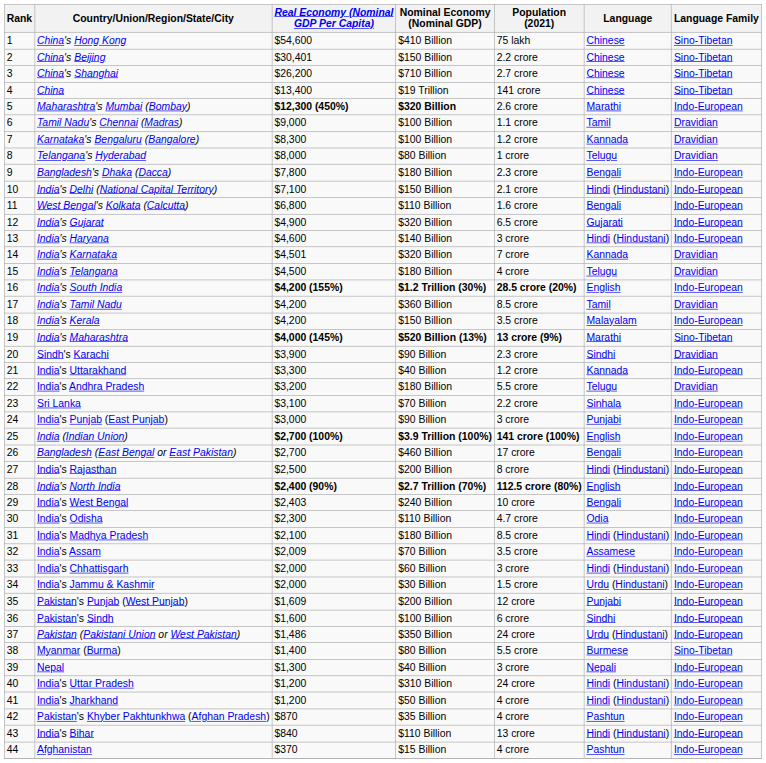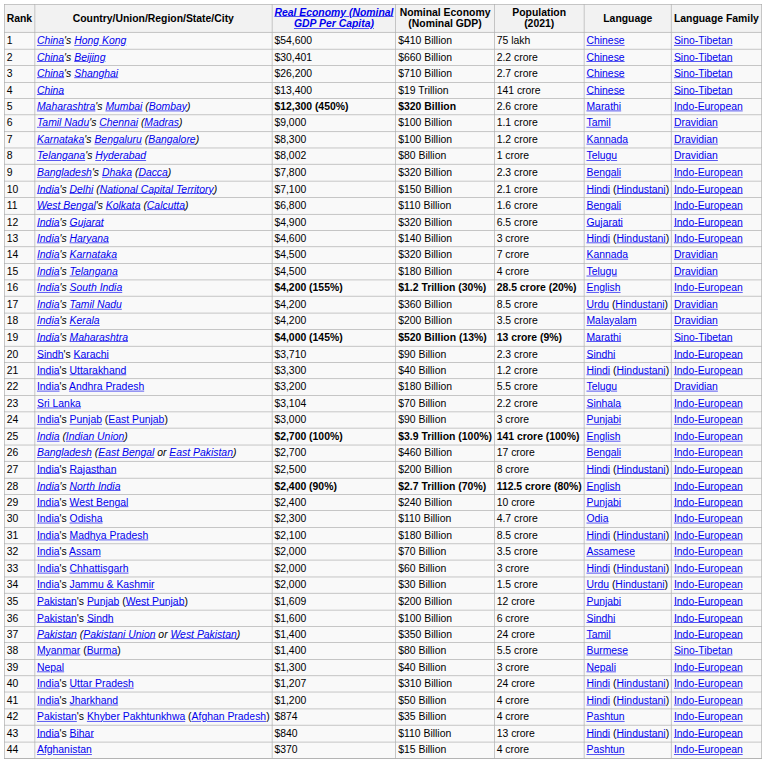(425, 57) $150 Billion -> (425, 57) $660 Billion
(290, 156) $8,000 -> (290, 156) $8,002
(425, 172) $180 Billion -> (425, 172) $320 Billion
(290, 255) $4,501 -> (290, 255) $4,500
(599, 304) Tamil -> (627, 304) Urdu (Hindustani)
(425, 321) $150 Billion -> (425, 321) $200 Billion
(708, 321) Indo-European -> (696, 321) Dravidian
(290, 354) $3,900 -> (290, 354) $3,710
(696, 354) Dravidian -> (708, 354) Indo-European
(607, 370) Kannada -> (628, 370) Hindi (Hindustani)
(290, 403) $3,100 -> (290, 403) $3,104
(290, 502) $2,403 -> (290, 502) $2,400
(604, 502) Bengali -> (604, 502) Punjabi
(290, 552) $2,009 -> (290, 552) $2,000
(290, 634) $1,486 -> (290, 634) $1,400
(627, 634) Urdu (Hindustani) -> (599, 634) Tamil
(290, 684) $1,200 -> (290, 684) $1,207
(286, 717) $870 -> (286, 717) $874
